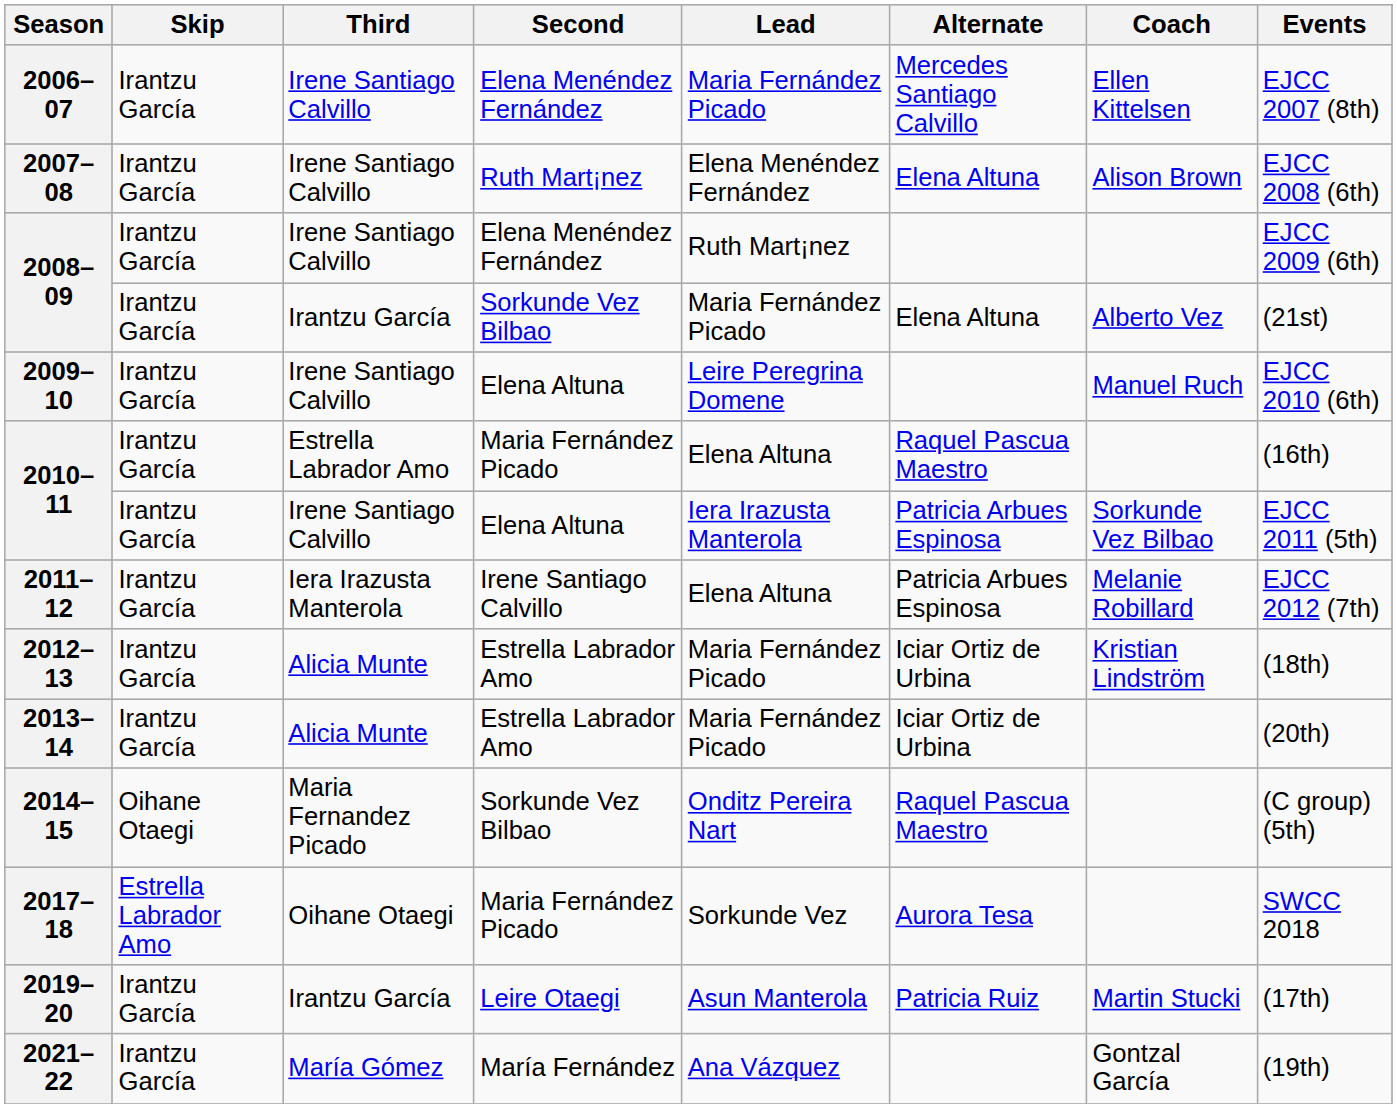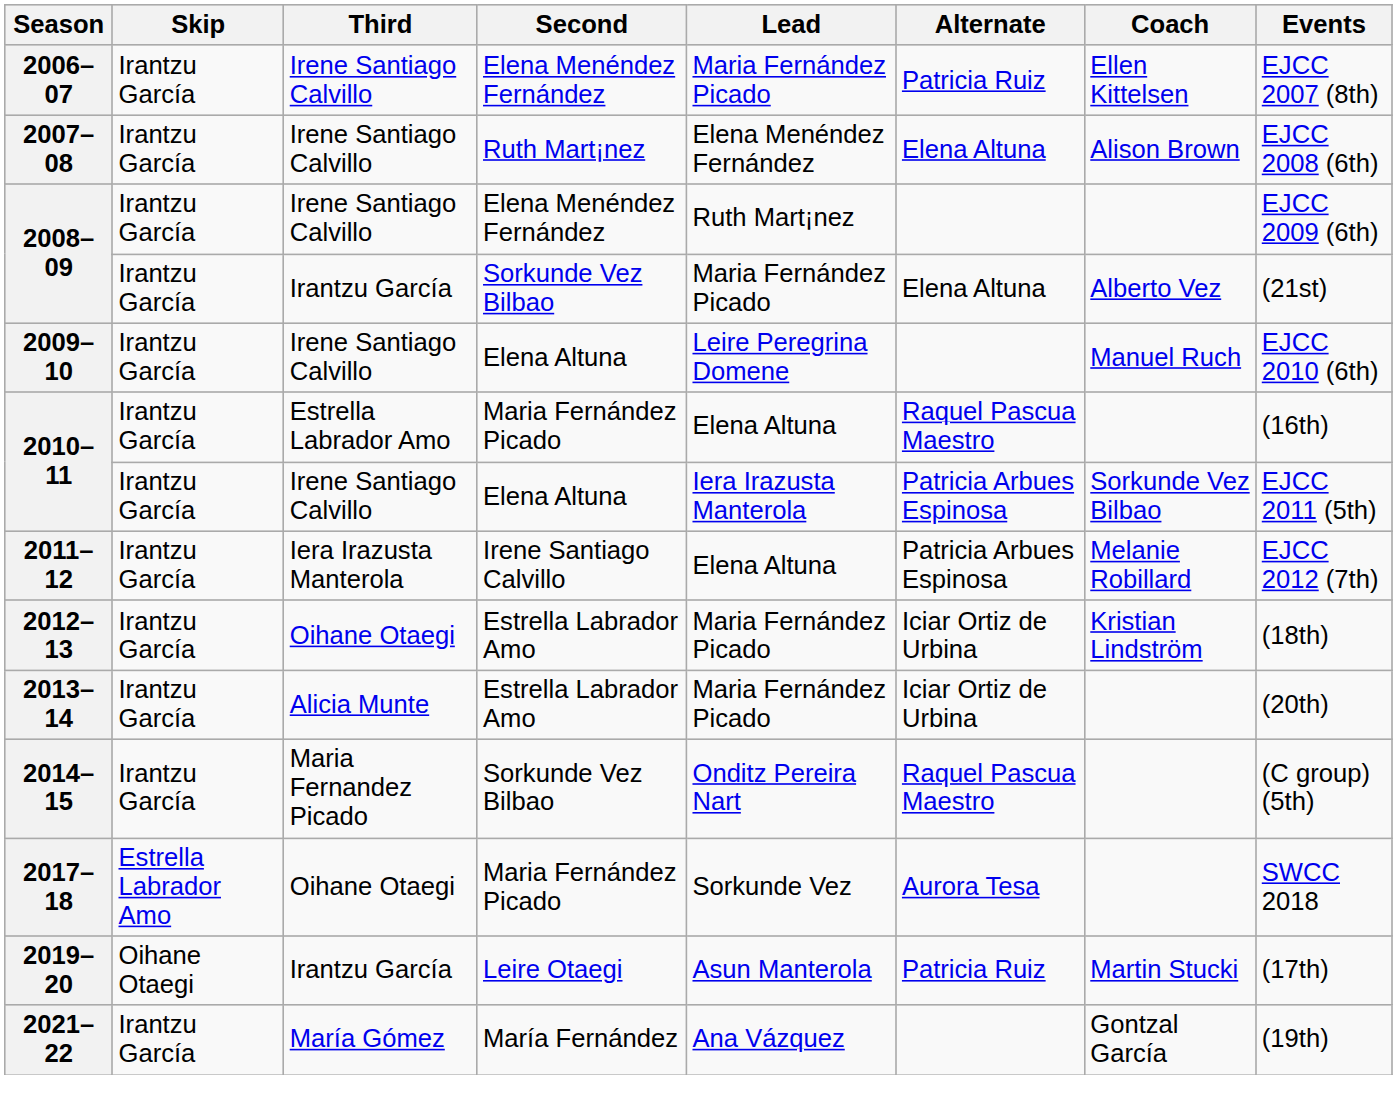(952, 94) Mercedes Santiago Calvillo -> (974, 79) Patricia Ruiz
(358, 663) Alicia Munte -> (372, 635) Oihane Otaegi
(160, 816) Oihane Otaegi -> (158, 788) Irantzu García
(158, 998) Irantzu García -> (160, 970) Oihane Otaegi
